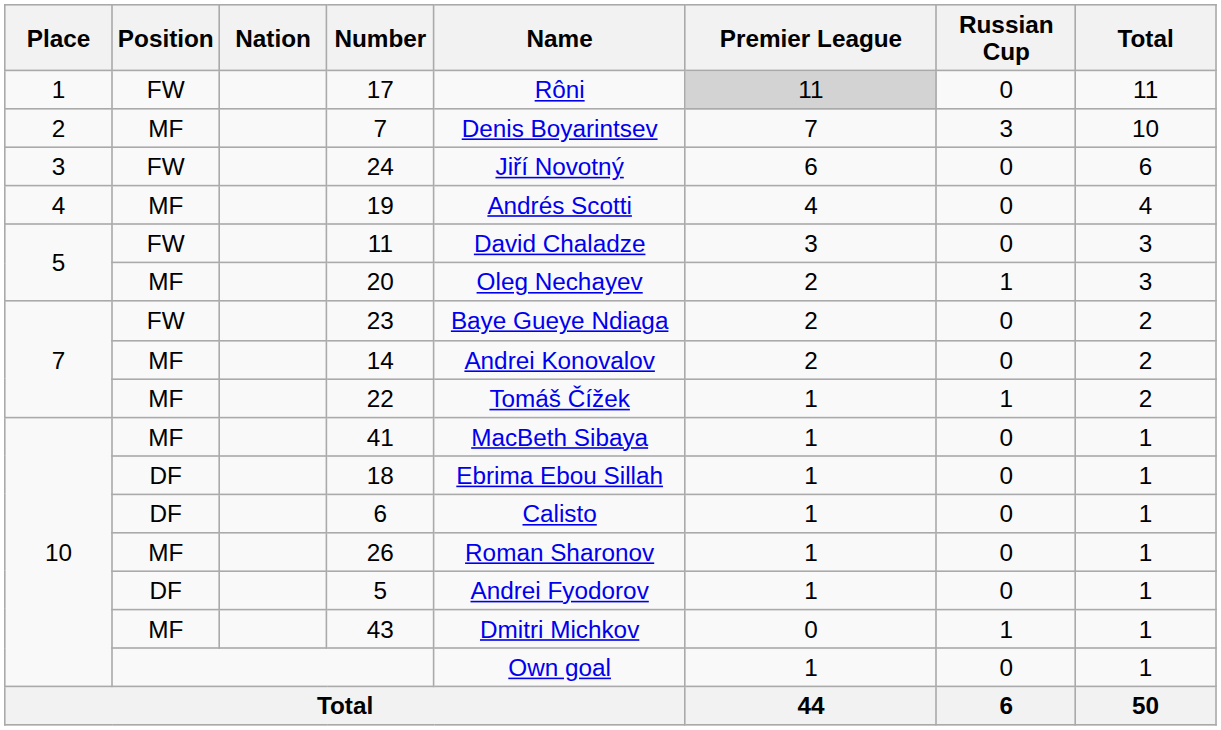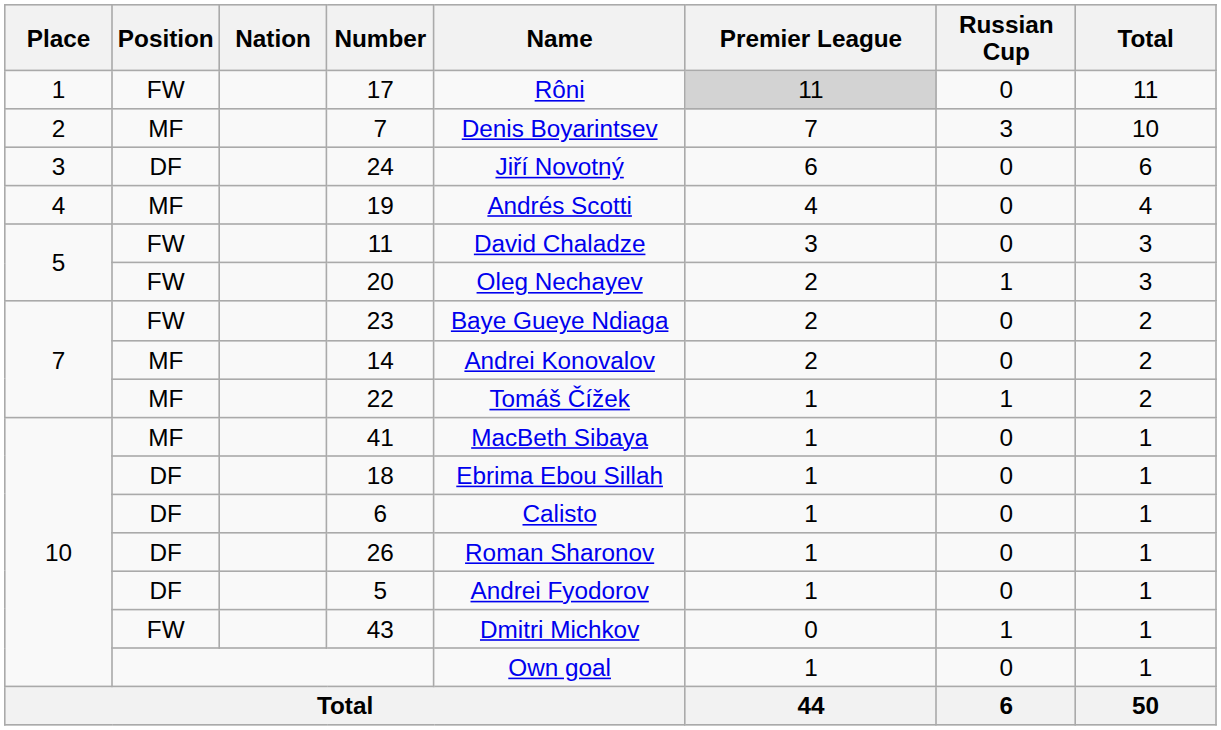(166, 167) FW -> (166, 167) DF
(166, 282) MF -> (166, 282) FW
(166, 552) MF -> (166, 552) DF
(166, 629) MF -> (166, 629) FW
